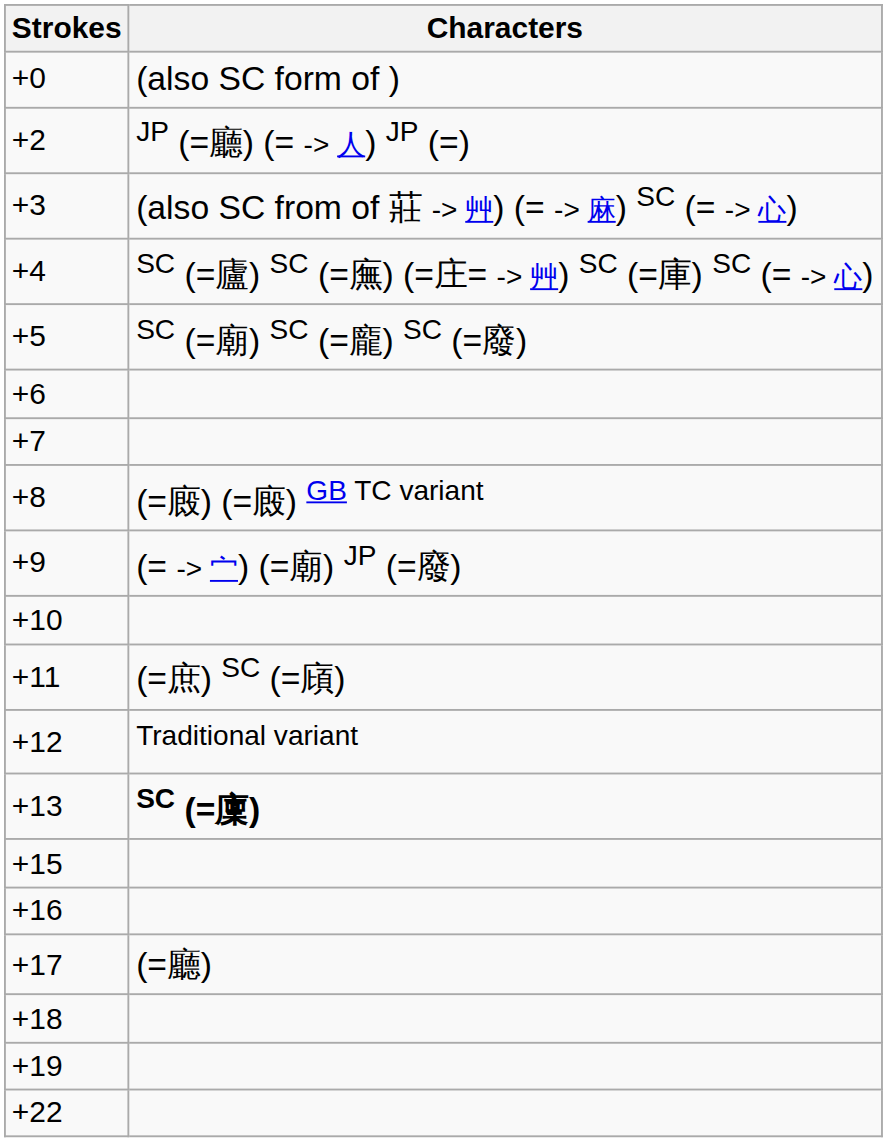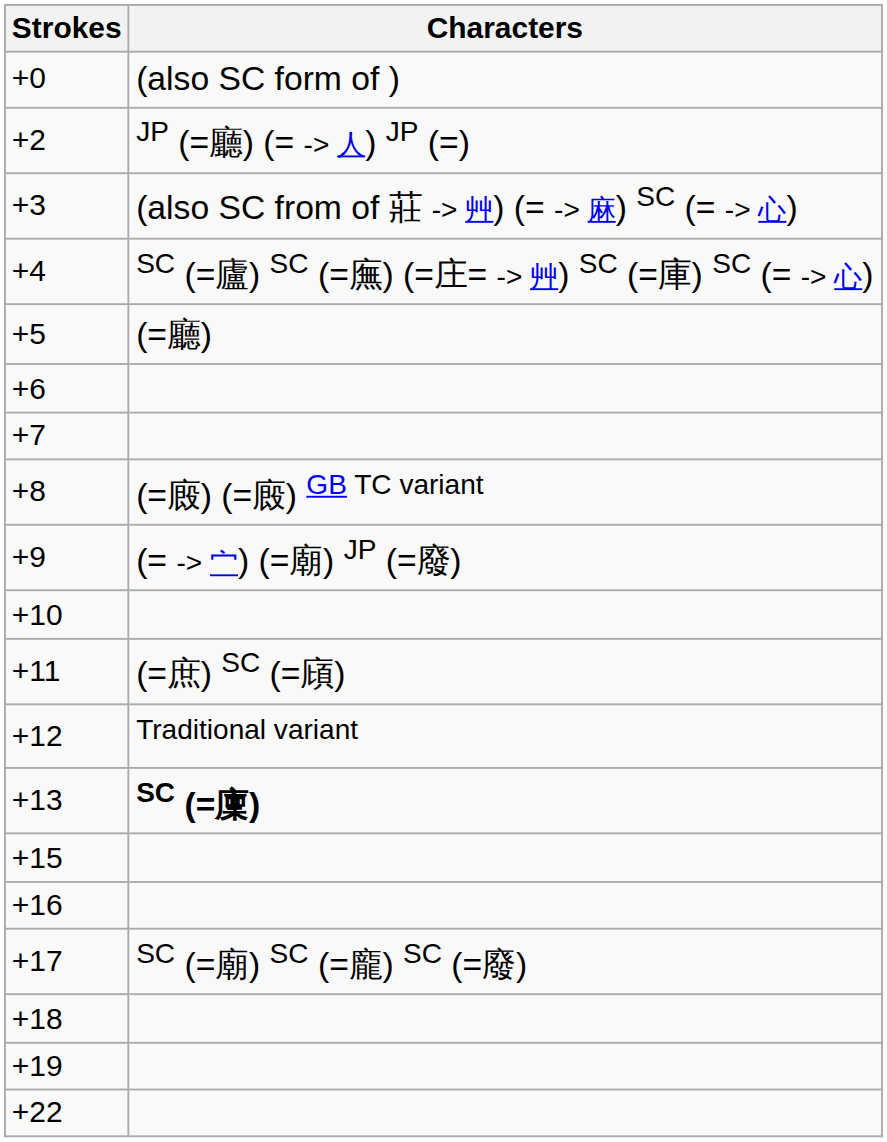(332, 335) SC (=廟) SC (=龐) SC (=廢) -> (174, 334) (=廳)
(174, 965) (=廳) -> (332, 960) SC (=廟) SC (=龐) SC (=廢)
